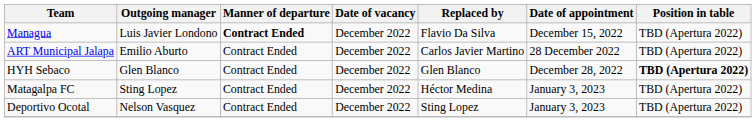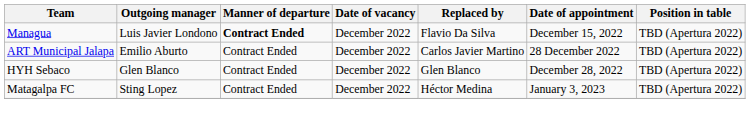(694, 70) bold -> (691, 70) normal
- row: (48, 107)
